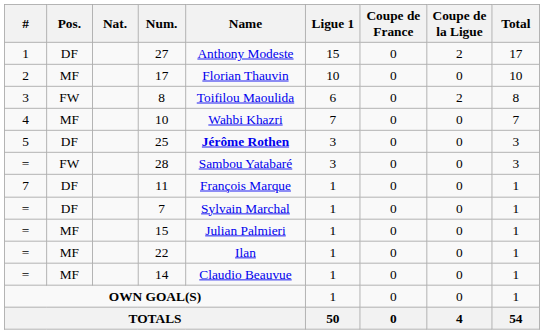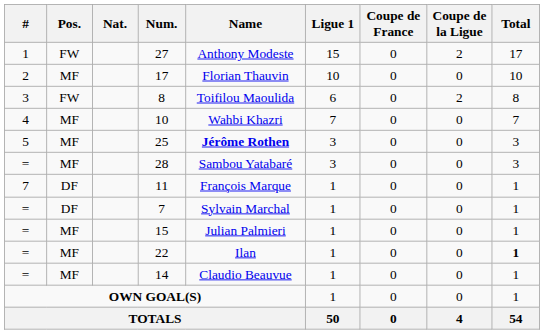(69, 53) DF -> (69, 53) FW
(69, 141) DF -> (69, 141) MF
(69, 163) FW -> (69, 163) MF
(516, 252) normal -> (516, 252) bold
